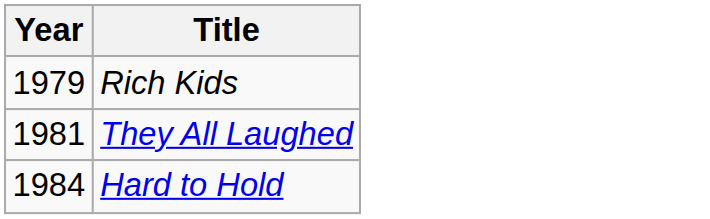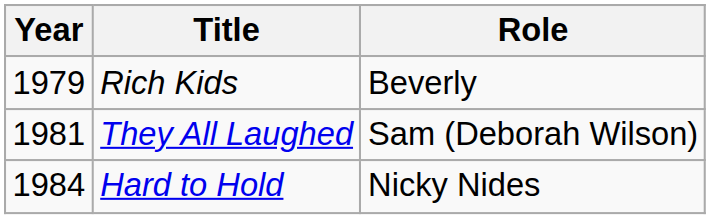+ column: (533, 30)
